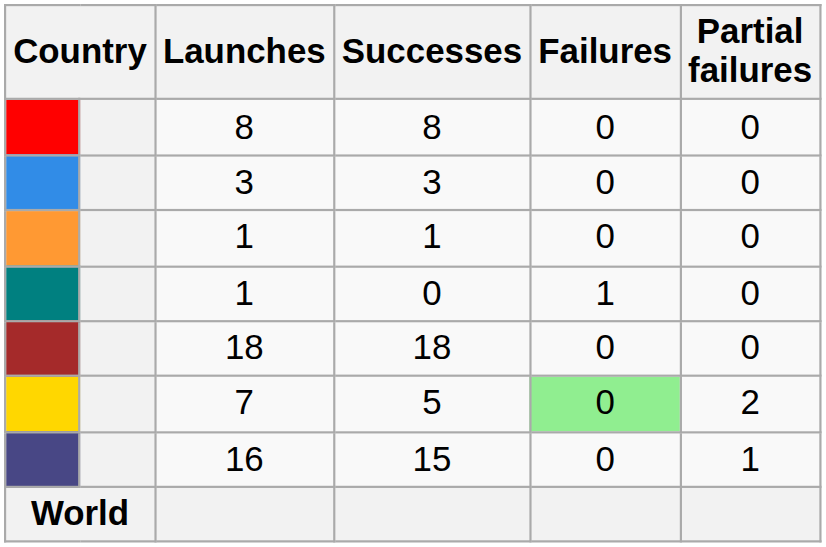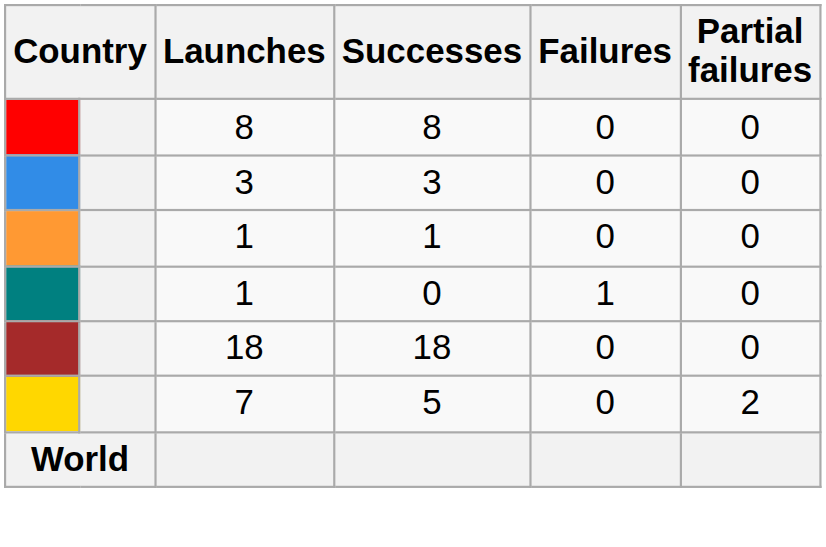(605, 403) lightgreen background -> (605, 403) no background
- row: (432, 458)
